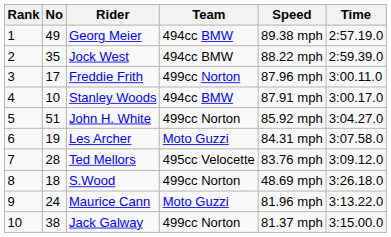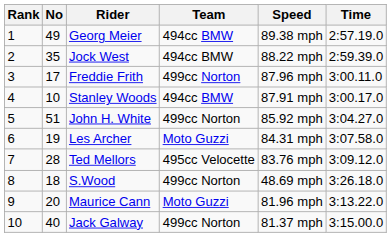(53, 201) 24 -> (53, 201) 20
(53, 222) 38 -> (53, 222) 40
